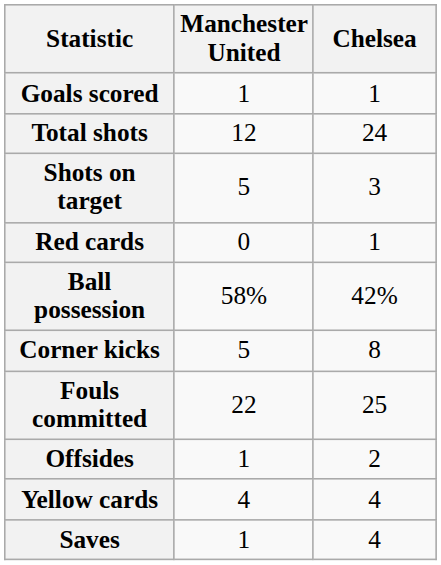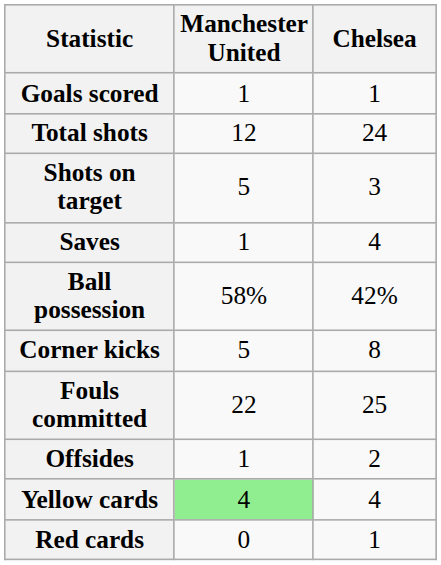rows swapped: (90, 539) <-> (90, 241)
(244, 499) no background -> (244, 499) lightgreen background
